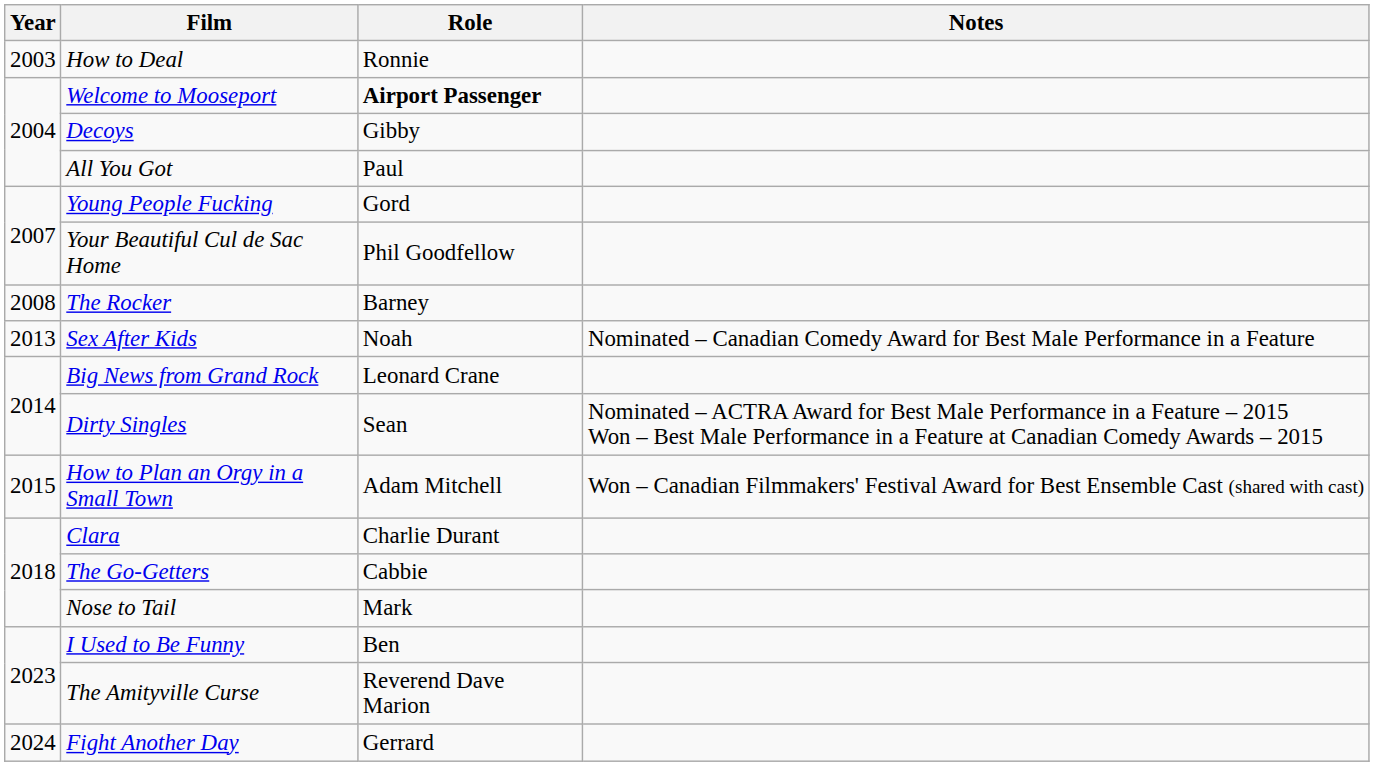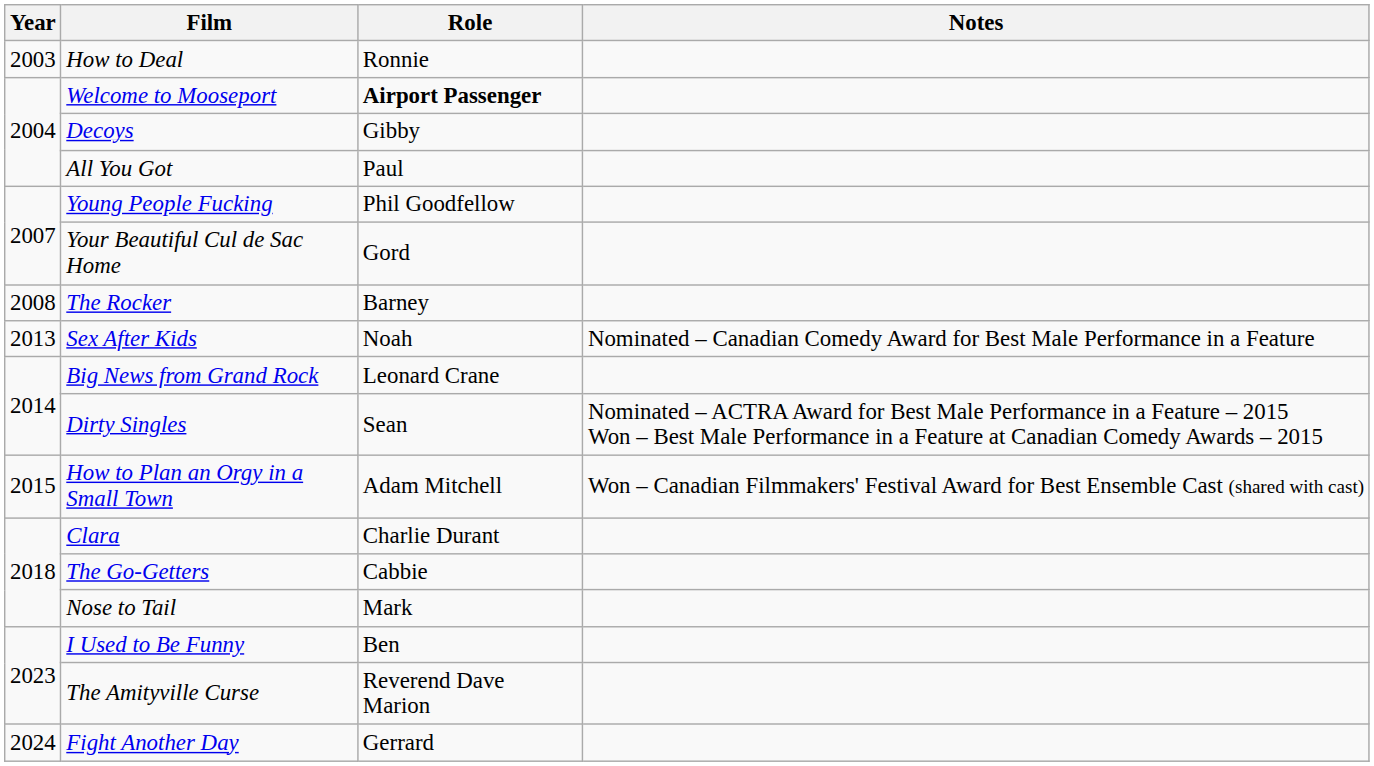(386, 204) Gord -> (439, 204) Phil Goodfellow
(439, 253) Phil Goodfellow -> (386, 253) Gord
